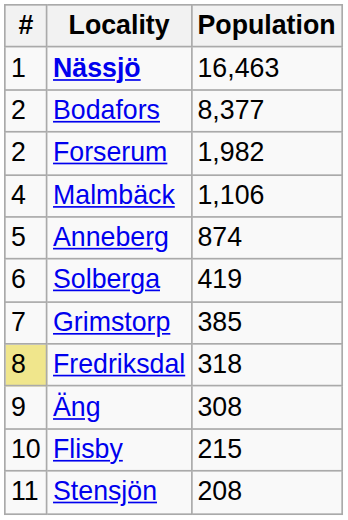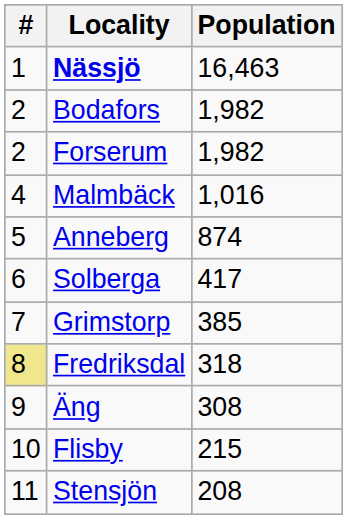(231, 110) 8,377 -> (231, 110) 1,982
(231, 195) 1,106 -> (231, 195) 1,016
(220, 279) 419 -> (220, 279) 417
